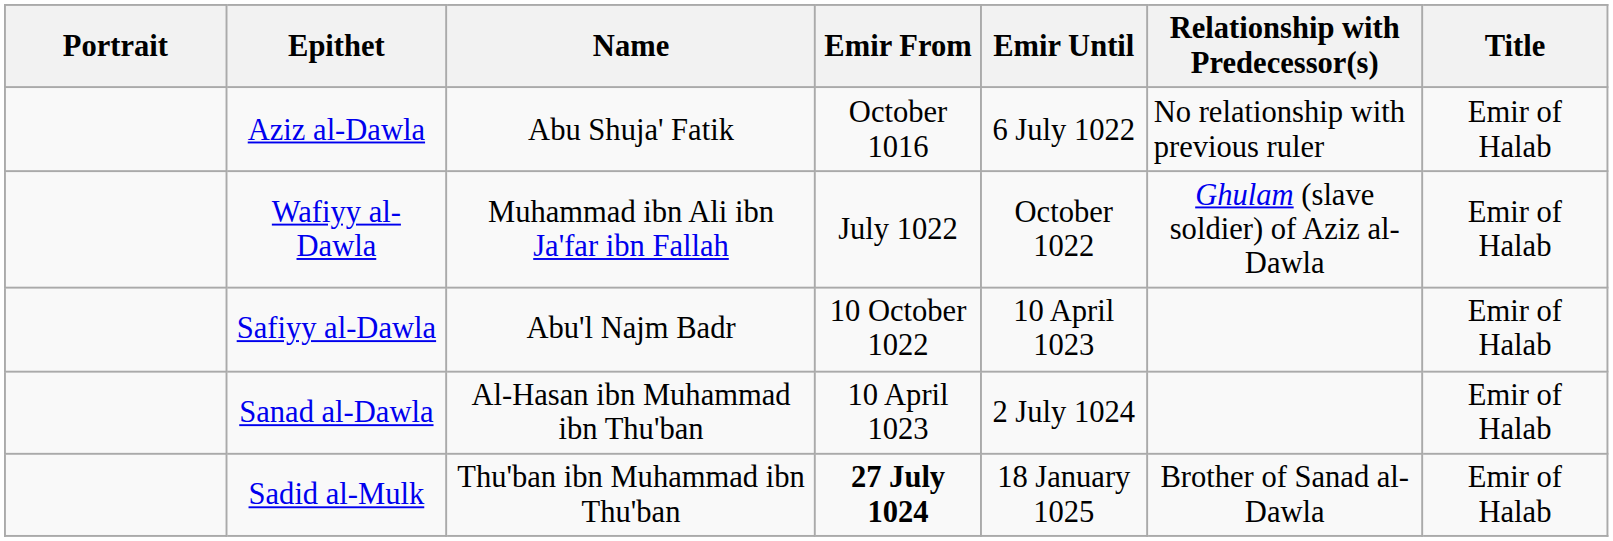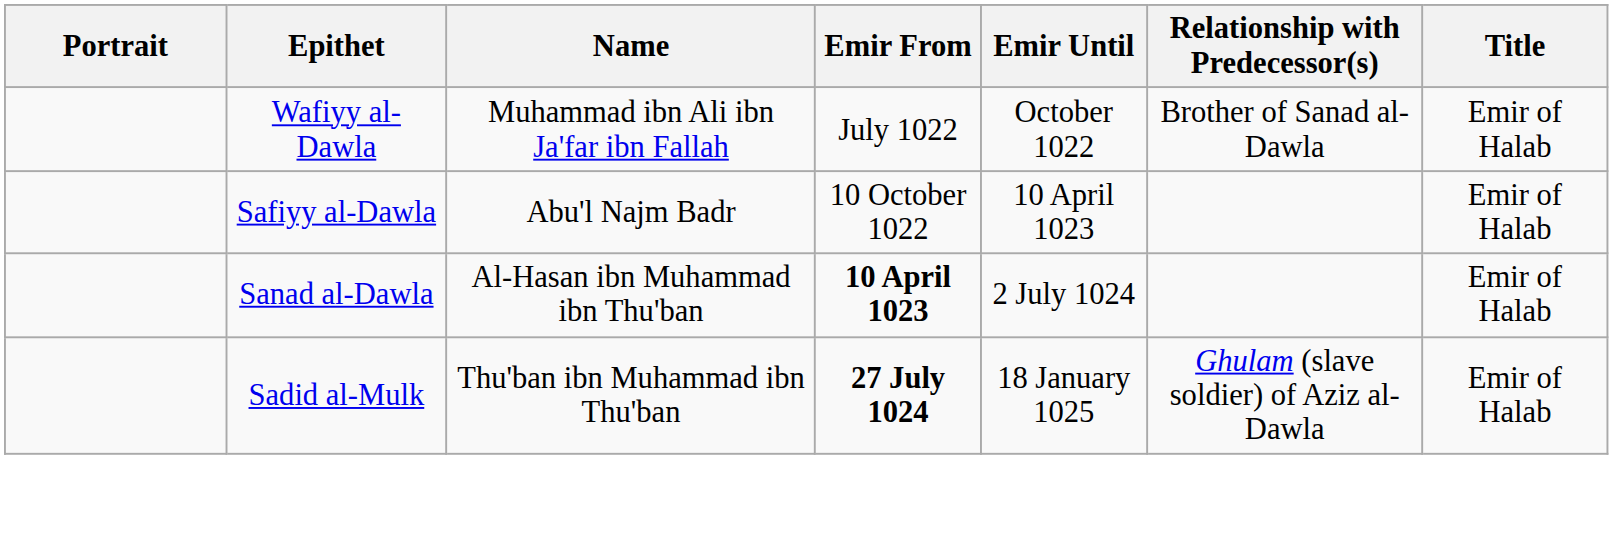- row: (336, 128)
(1285, 228) Ghulam (slave soldier) of Aziz al-Dawla -> (1285, 128) Brother of Sanad al-Dawla
(898, 411) normal -> (898, 294) bold
(1285, 494) Brother of Sanad al-Dawla -> (1285, 394) Ghulam (slave soldier) of Aziz al-Dawla
